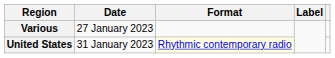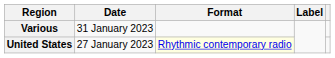(115, 28) 27 January 2023 -> (115, 28) 31 January 2023
(115, 45) 31 January 2023 -> (115, 45) 27 January 2023
